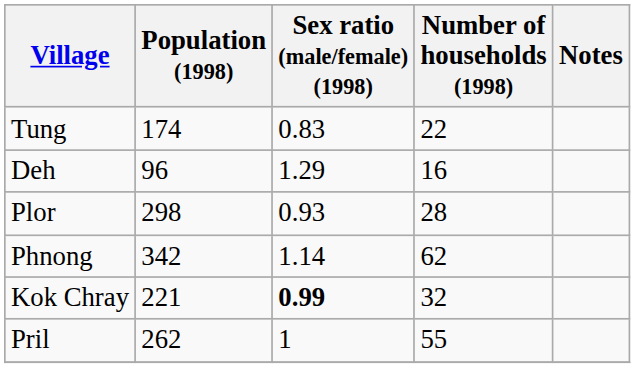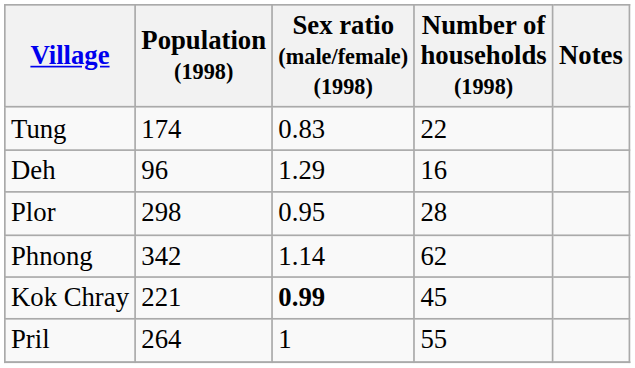(302, 212) 0.93 -> (302, 212) 0.95
(434, 297) 32 -> (434, 297) 45
(161, 340) 262 -> (161, 340) 264
